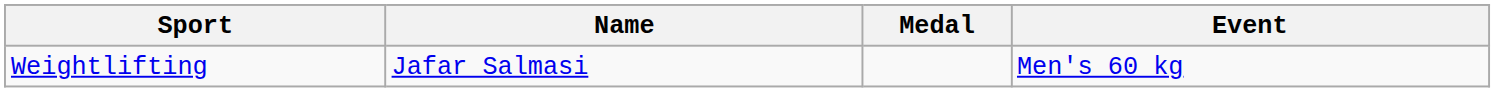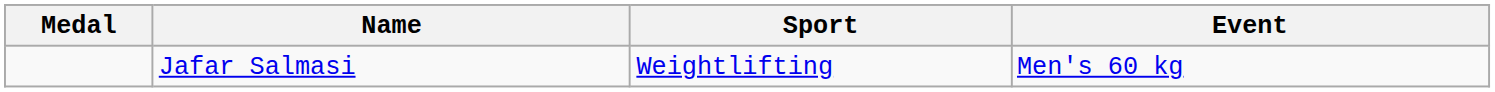columns swapped: (937, 26) <-> (195, 26)
